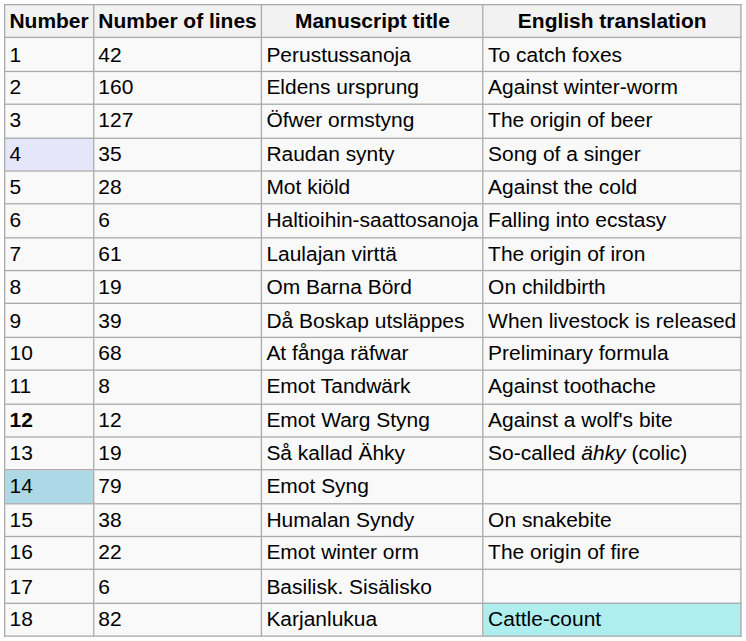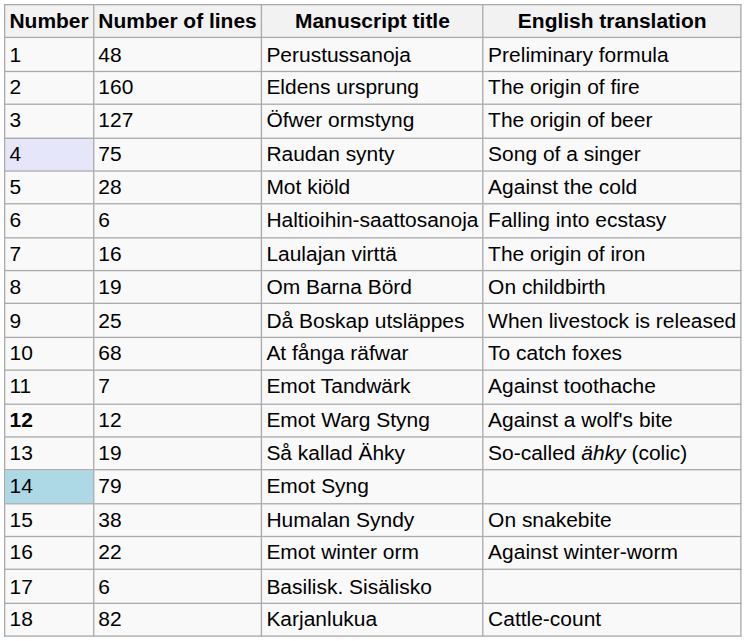(110, 54) 42 -> (110, 54) 48
(555, 54) To catch foxes -> (578, 54) Preliminary formula
(583, 87) Against winter-worm -> (564, 87) The origin of fire
(110, 154) 35 -> (110, 154) 75
(110, 253) 61 -> (110, 253) 16
(110, 320) 39 -> (110, 320) 25
(578, 353) Preliminary formula -> (555, 353) To catch foxes
(104, 386) 8 -> (104, 386) 7
(564, 552) The origin of fire -> (583, 552) Against winter-worm
(545, 619) paleturquoise background -> (545, 619) no background
